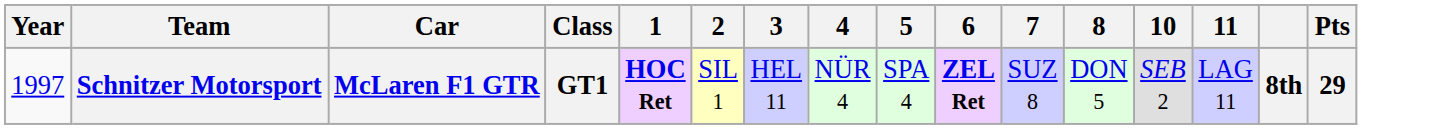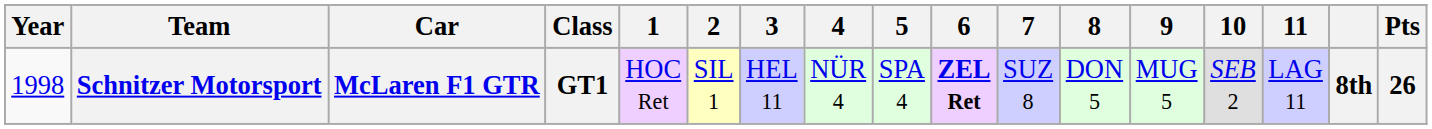+ column: (1167, 25)
(38, 85) 1997 -> (38, 85) 1998
(655, 85) bold -> (653, 84) normal
(1332, 85) 29 -> (1402, 85) 26
